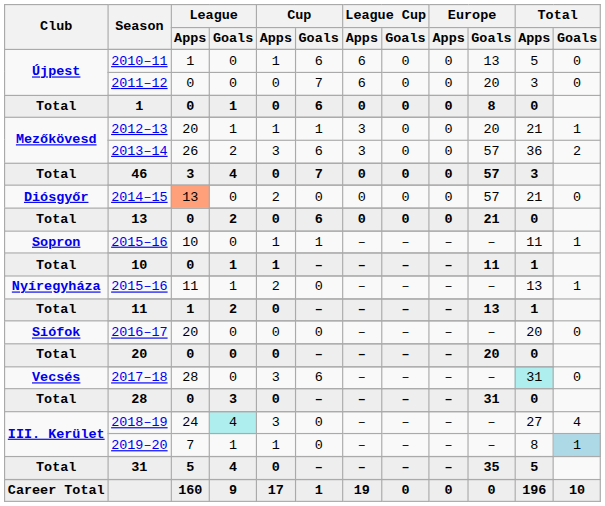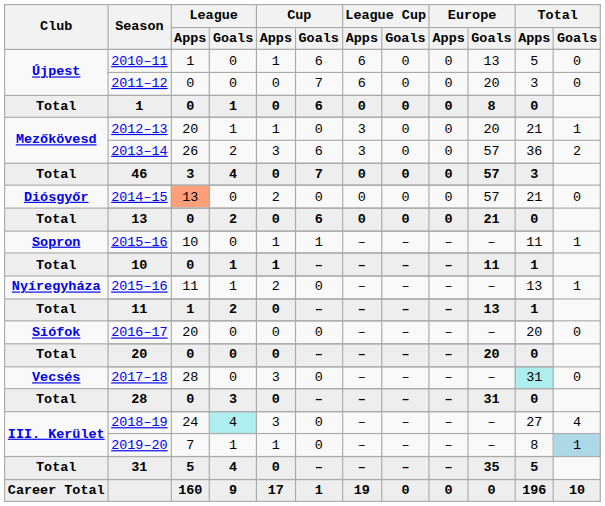(319, 129) 1 -> (319, 129) 0
(319, 377) 6 -> (319, 377) 0
